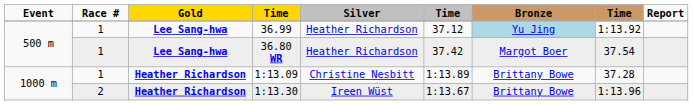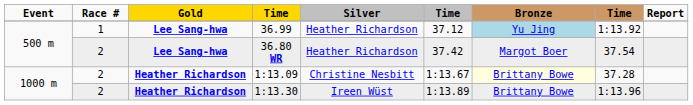(101, 52) 1 -> (101, 52) 2
(101, 75) 1 -> (101, 75) 2
(448, 75) 1:13.89 -> (448, 75) 1:13.67
(534, 75) no background -> (534, 75) lightyellow background
(448, 92) 1:13.67 -> (448, 92) 1:13.89
